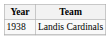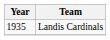(16, 27) 1938 -> (16, 27) 1935
